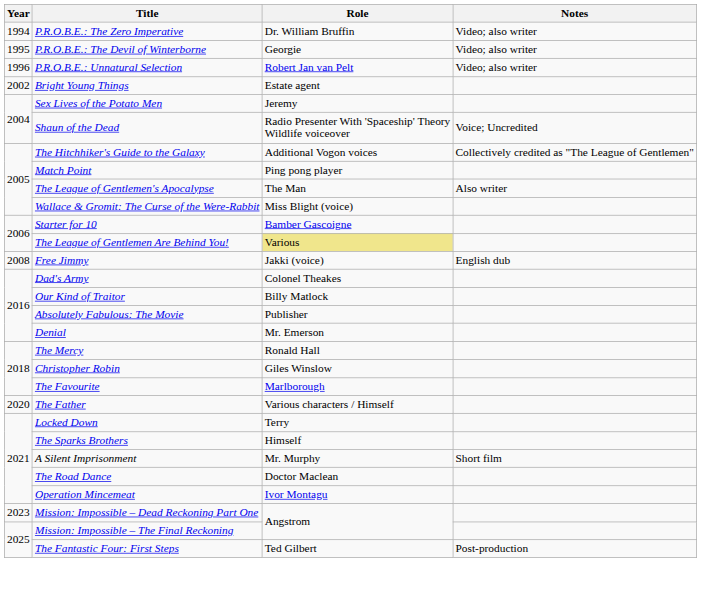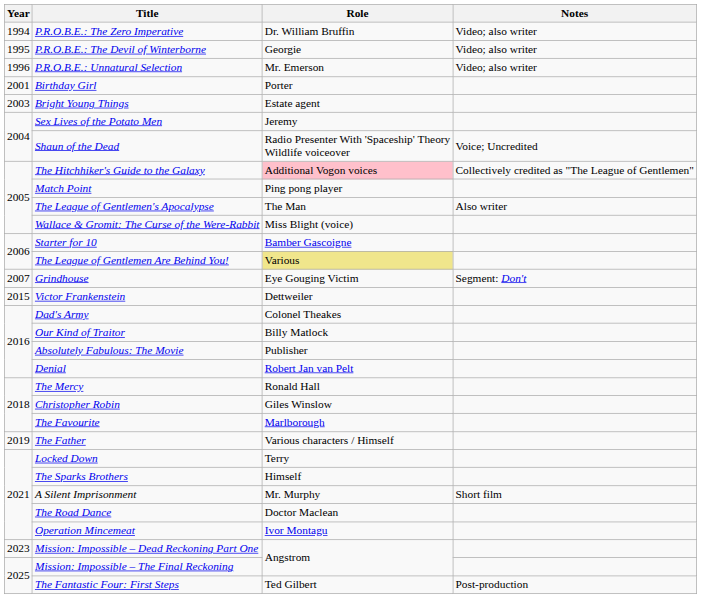(309, 67) Robert Jan van Pelt -> (294, 67) Mr. Emerson
+ row: (66, 85)
(18, 85) 2002 -> (18, 103) 2003
(321, 152) no background -> (321, 170) pink background
+ row: (62, 278)
- row: (62, 260)
+ row: (80, 296)
(294, 332) Mr. Emerson -> (309, 368) Robert Jan van Pelt
(18, 404) 2020 -> (18, 440) 2019
